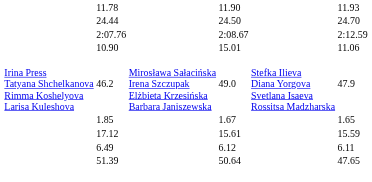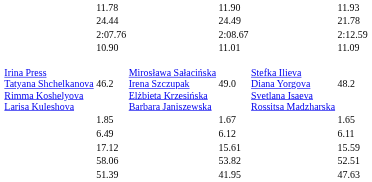(230, 21) 24.50 -> (230, 21) 24.49
(349, 21) 24.70 -> (349, 21) 21.78
(230, 48) 15.01 -> (230, 48) 11.01
(349, 48) 11.06 -> (349, 48) 11.09
(346, 84) 47.9 -> (346, 84) 48.2
rows swapped: (105, 147) <-> (107, 134)
+ row: (107, 161)
(230, 161) 50.64 -> (230, 175) 41.95
(349, 161) 47.65 -> (349, 175) 47.63
